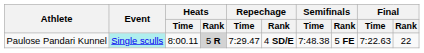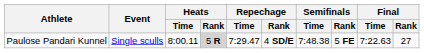(137, 41) paleturquoise background -> (137, 41) no background
(406, 41) 22 -> (406, 41) 27
